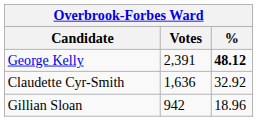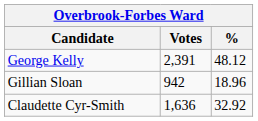(230, 60) bold -> (230, 60) normal
rows swapped: (66, 82) <-> (45, 104)
